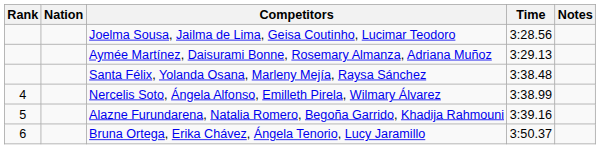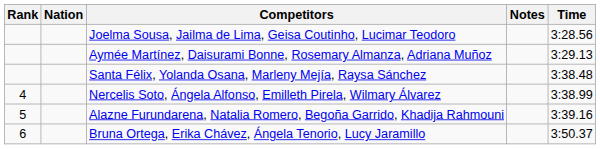columns swapped: (531, 15) <-> (575, 15)
